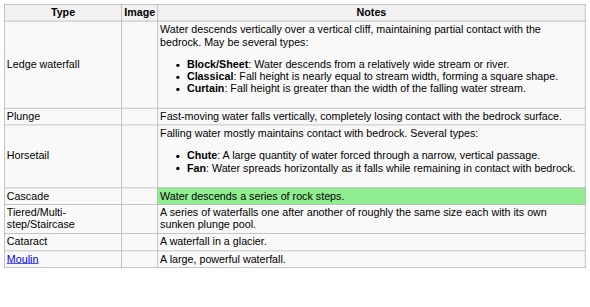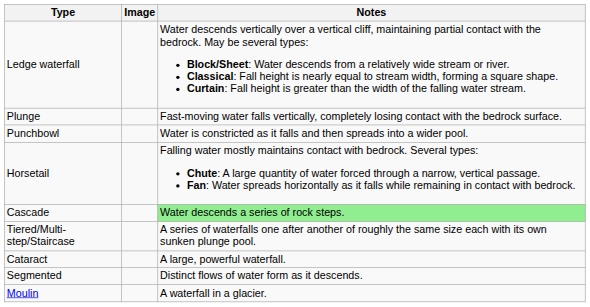+ row: (33, 133)
(213, 242) A waterfall in a glacier. -> (223, 259) A large, powerful waterfall.
+ row: (34, 276)
(223, 259) A large, powerful waterfall. -> (213, 293) A waterfall in a glacier.
